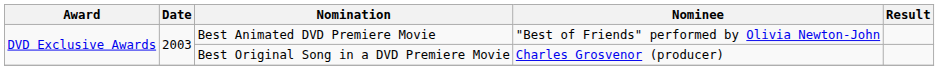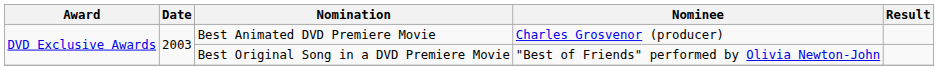(698, 35) "Best of Friends" performed by Olivia Newton-John -> (620, 35) Charles Grosvenor (producer)
(620, 55) Charles Grosvenor (producer) -> (698, 55) "Best of Friends" performed by Olivia Newton-John
